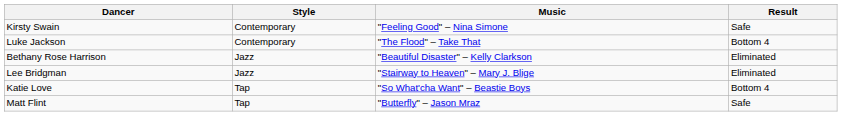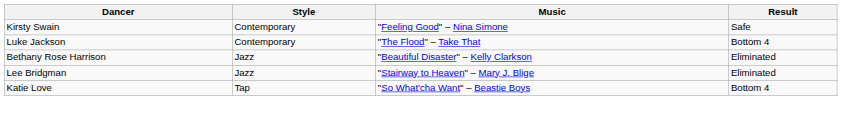- row: (26, 103)
